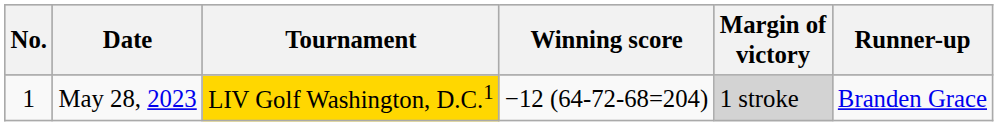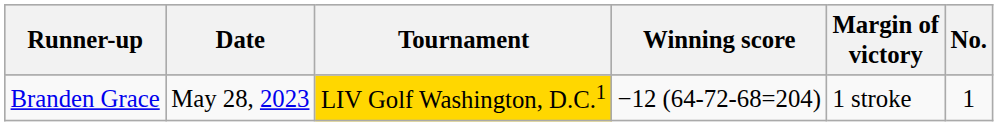columns swapped: (29, 39) <-> (912, 39)
(759, 97) lightgrey background -> (872, 97) no background
